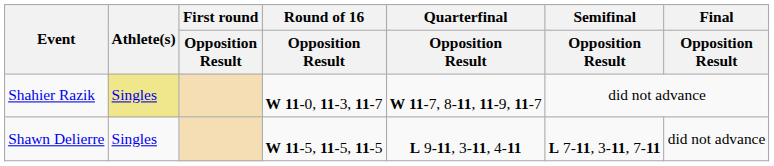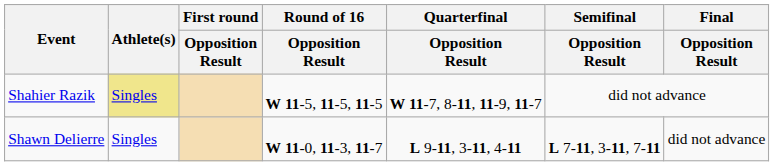(324, 104) W 11-0, 11-3, 11-7 -> (324, 104) W 11-5, 11-5, 11-5
(324, 148) W 11-5, 11-5, 11-5 -> (324, 148) W 11-0, 11-3, 11-7
